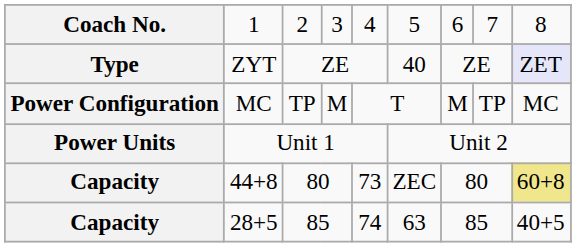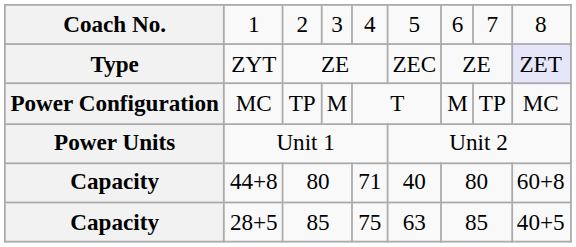(414, 63) 40 -> (414, 63) ZEC
(370, 182) 73 -> (370, 182) 71
(414, 182) ZEC -> (414, 182) 40
(541, 182) khaki background -> (541, 182) no background
(370, 221) 74 -> (370, 221) 75
